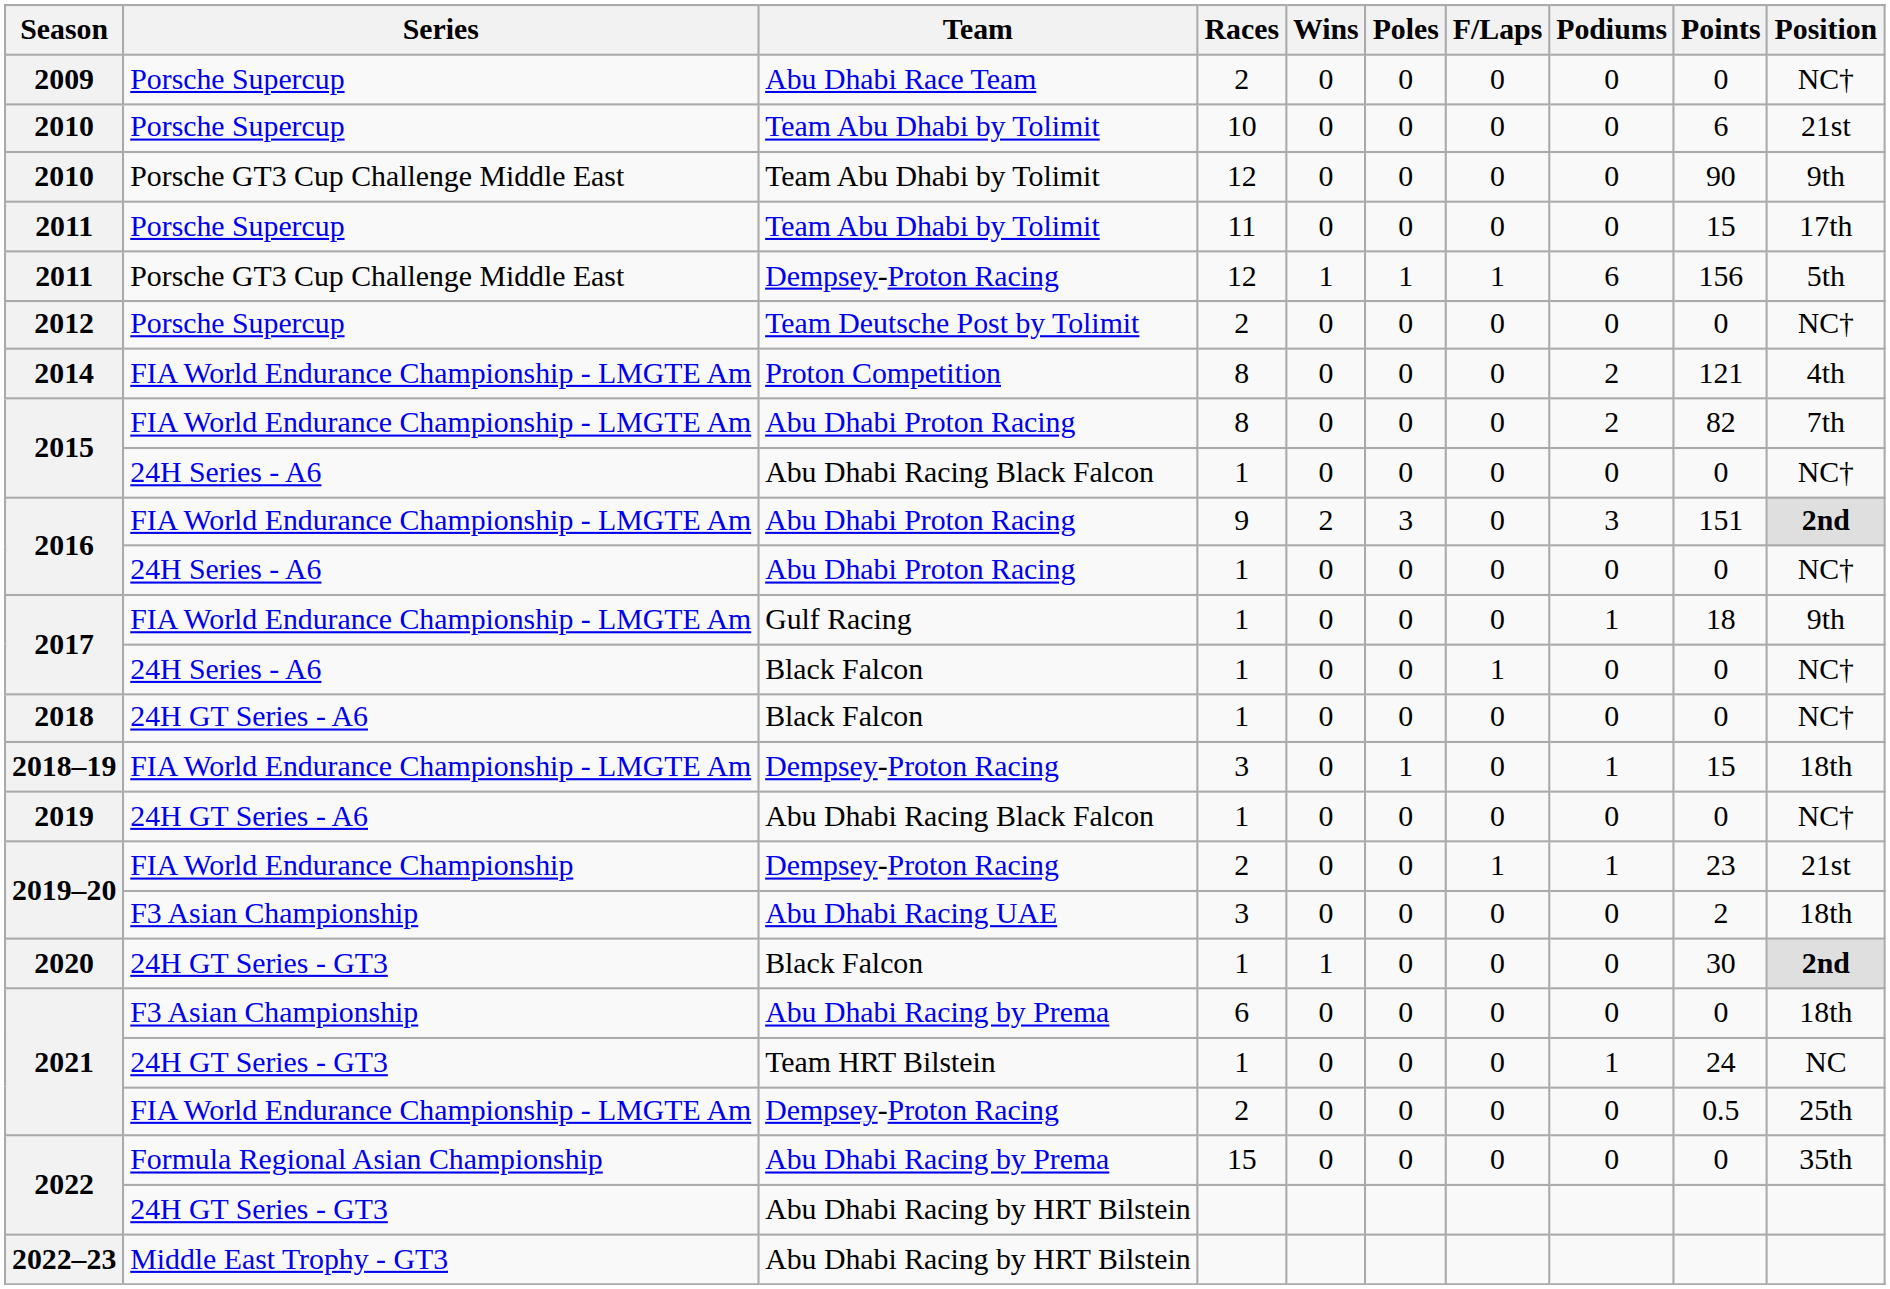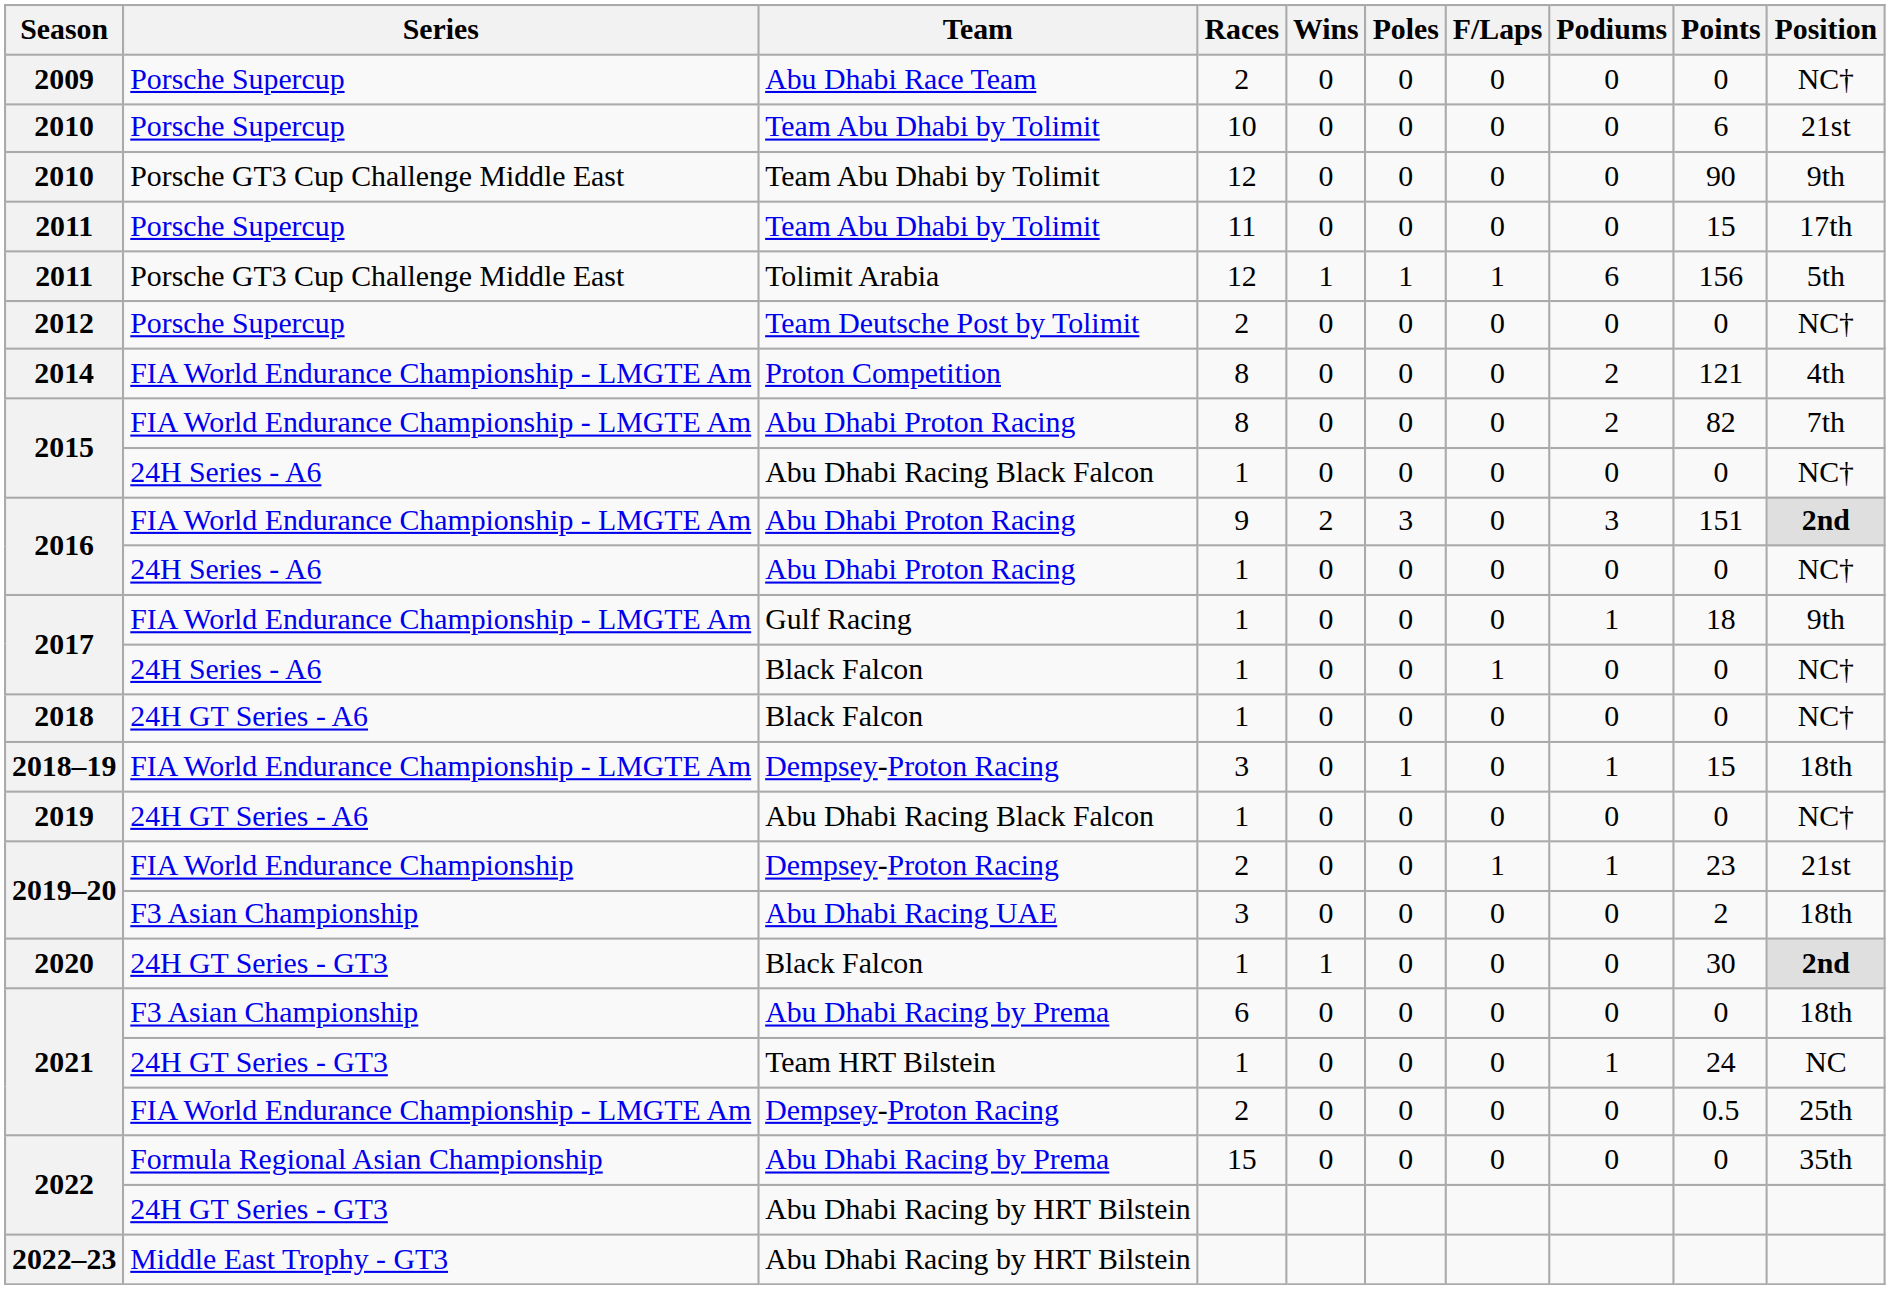(912, 275) Dempsey-Proton Racing -> (852, 275) Tolimit Arabia
